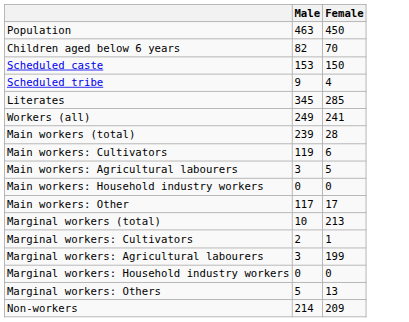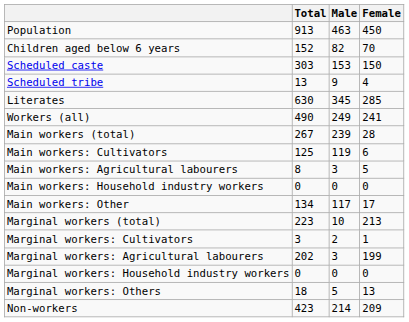+ column: (310, 13)
